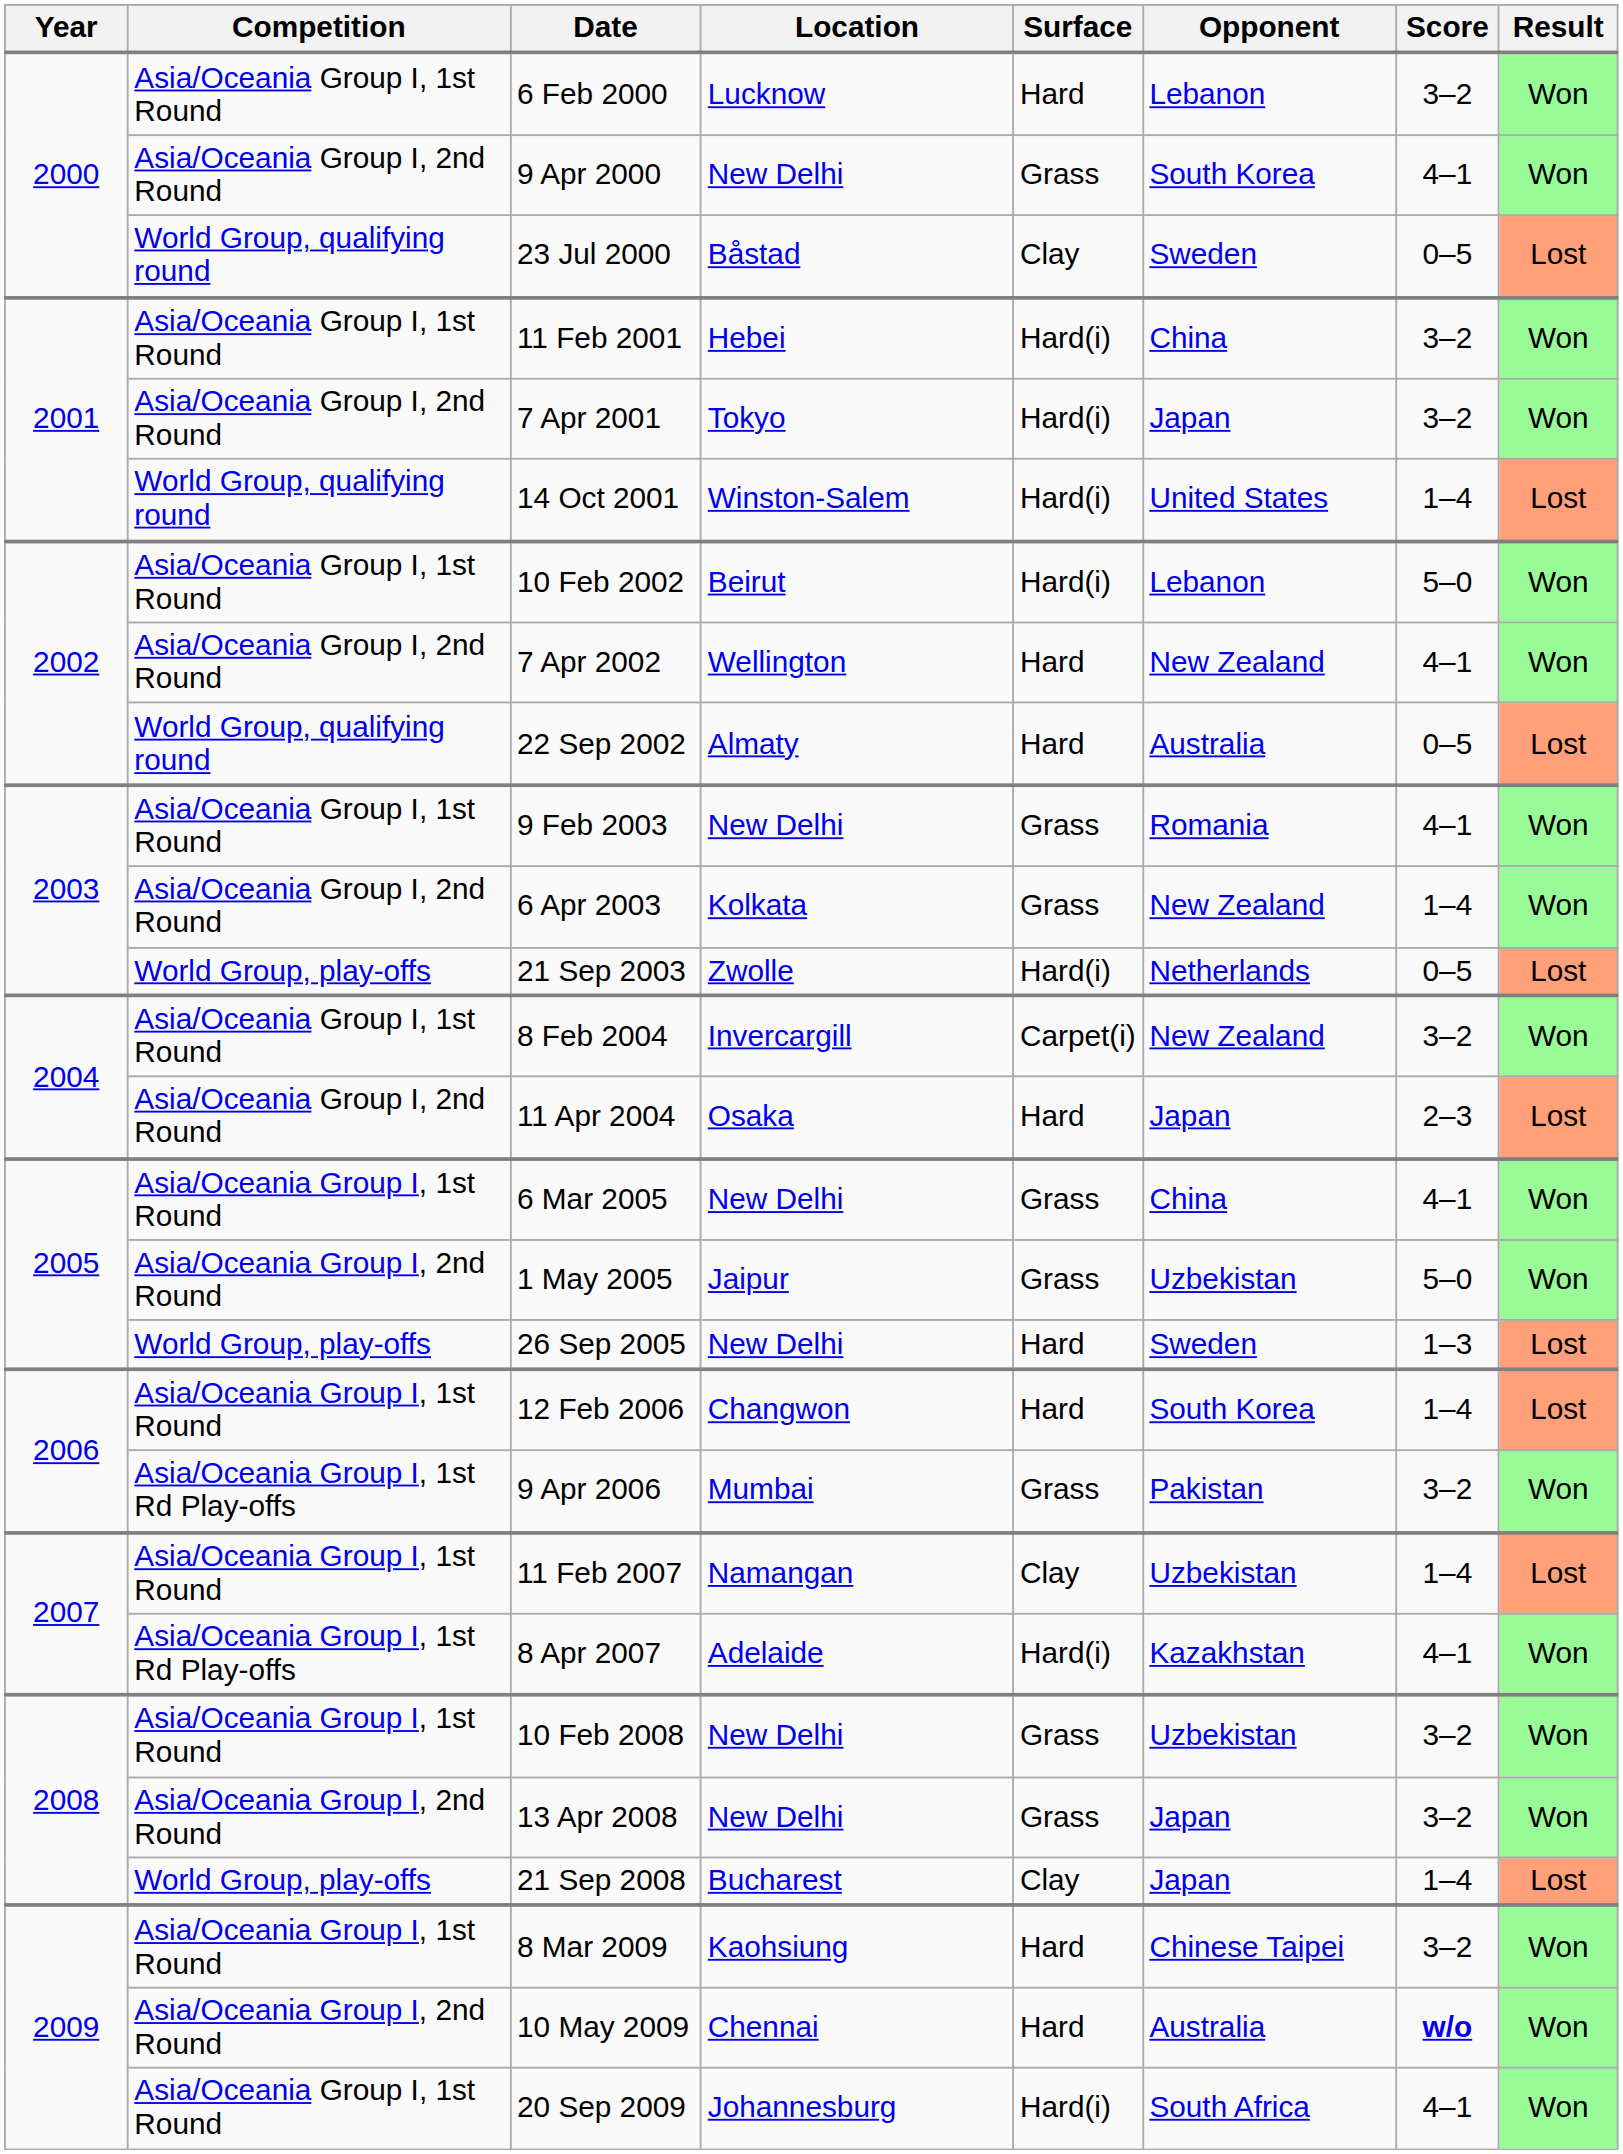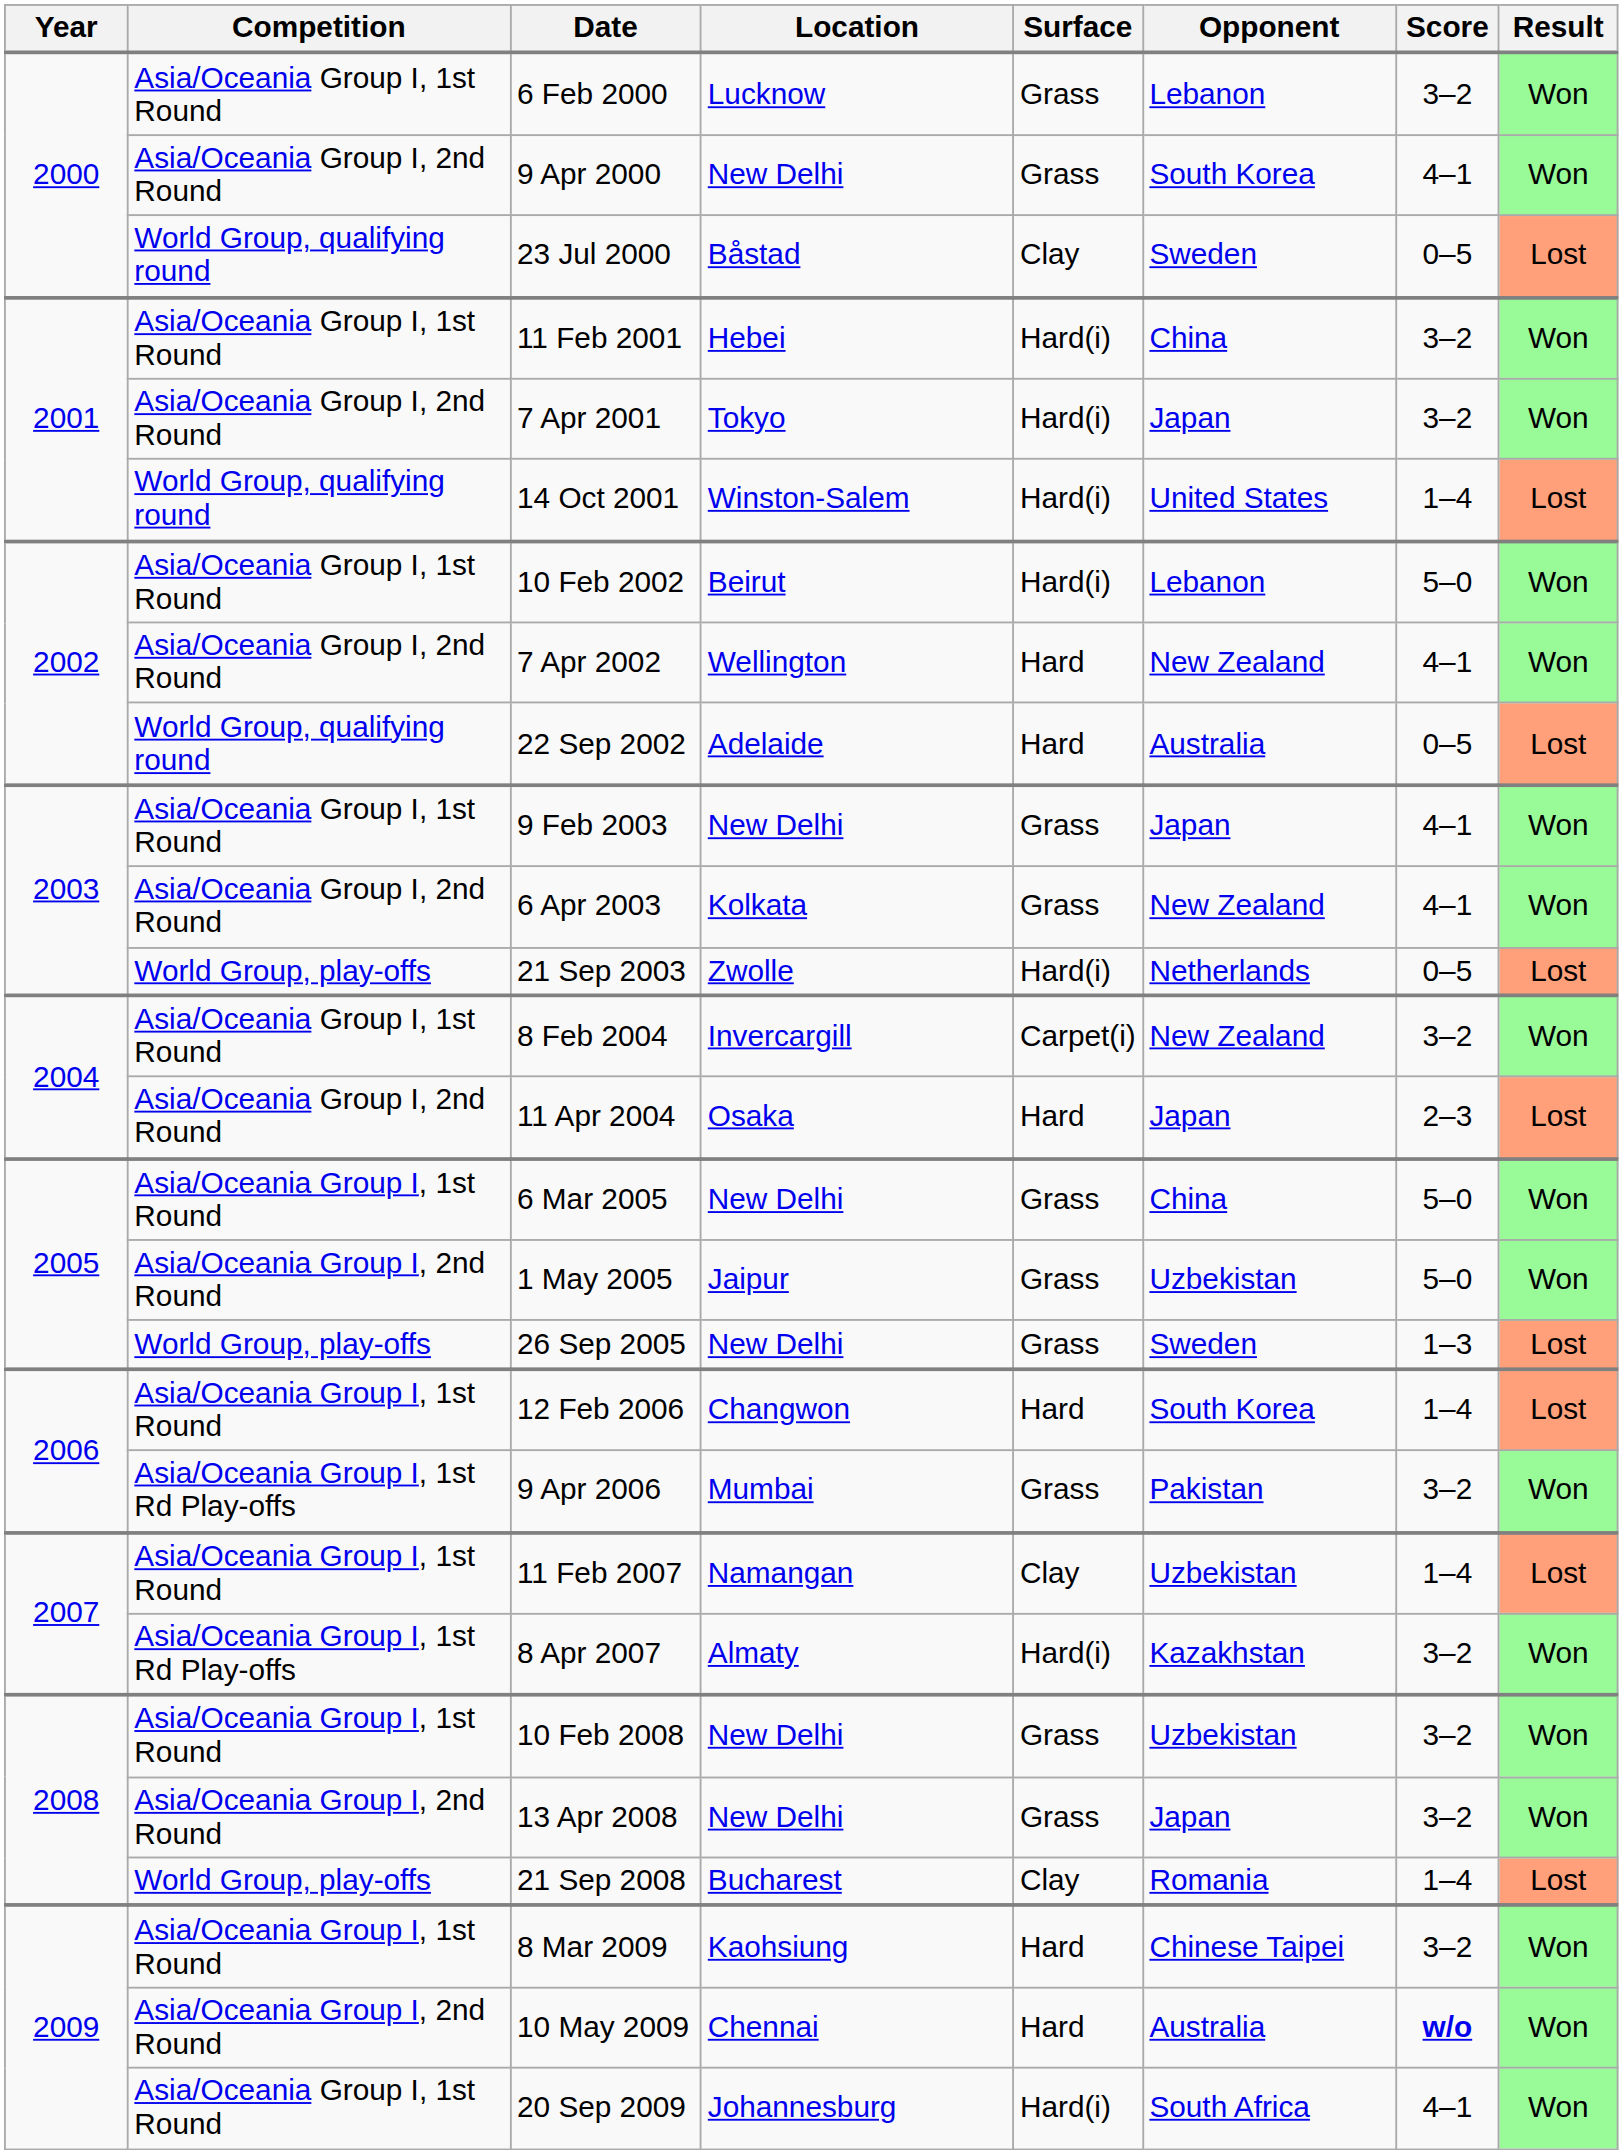(1052, 93) Hard -> (1060, 93) Grass
(753, 743) Almaty -> (766, 743) Adelaide
(1209, 825) Romania -> (1190, 825) Japan
(1447, 906) 1–4 -> (1447, 906) 4–1
(1447, 1199) 4–1 -> (1447, 1199) 5–0
(1052, 1343) Hard -> (1060, 1343) Grass
(766, 1653) Adelaide -> (753, 1653) Almaty
(1447, 1653) 4–1 -> (1447, 1653) 3–2
(1190, 1880) Japan -> (1209, 1880) Romania
